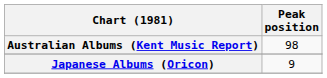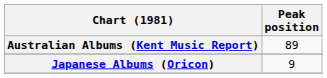(292, 45) 98 -> (292, 45) 89
